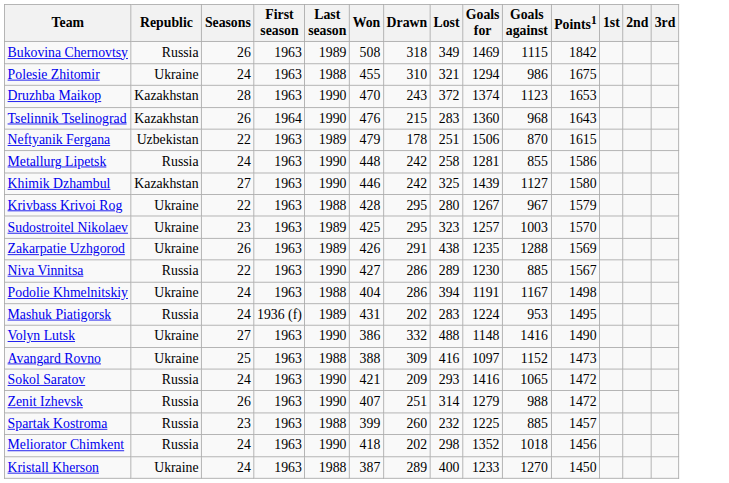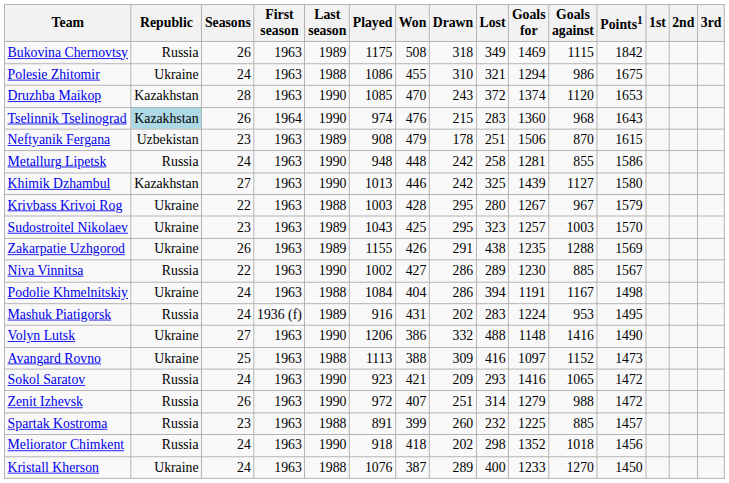+ column: (373, 23)
(534, 96) 1123 -> (580, 96) 1120
(166, 118) no background -> (166, 118) lightblue background
(244, 140) 22 -> (244, 140) 23
